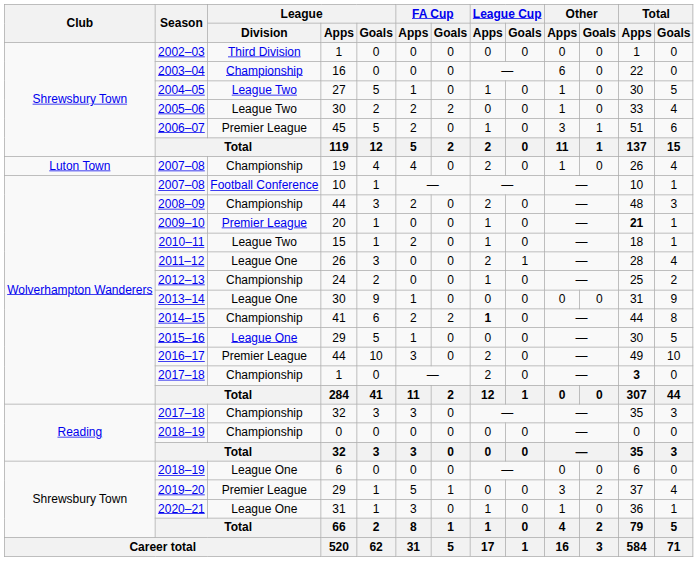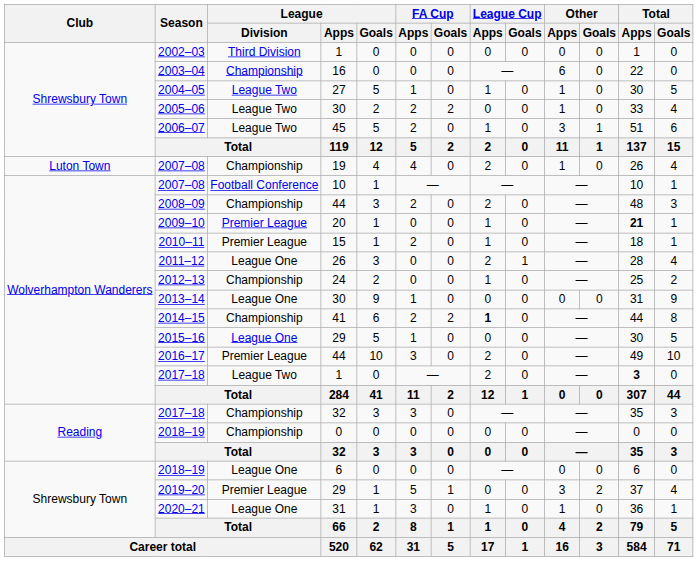(264, 128) Premier League -> (264, 128) League Two
(264, 242) League Two -> (264, 242) Premier League
(264, 375) Championship -> (264, 375) League Two
